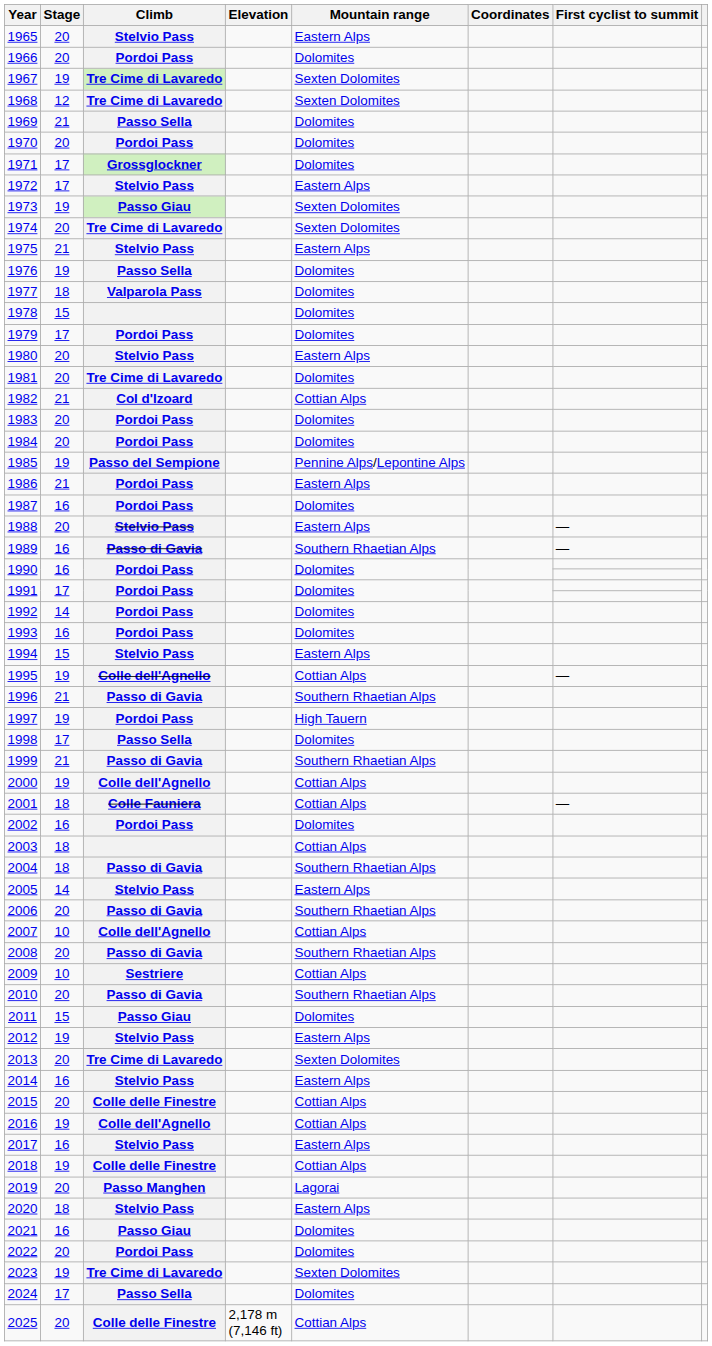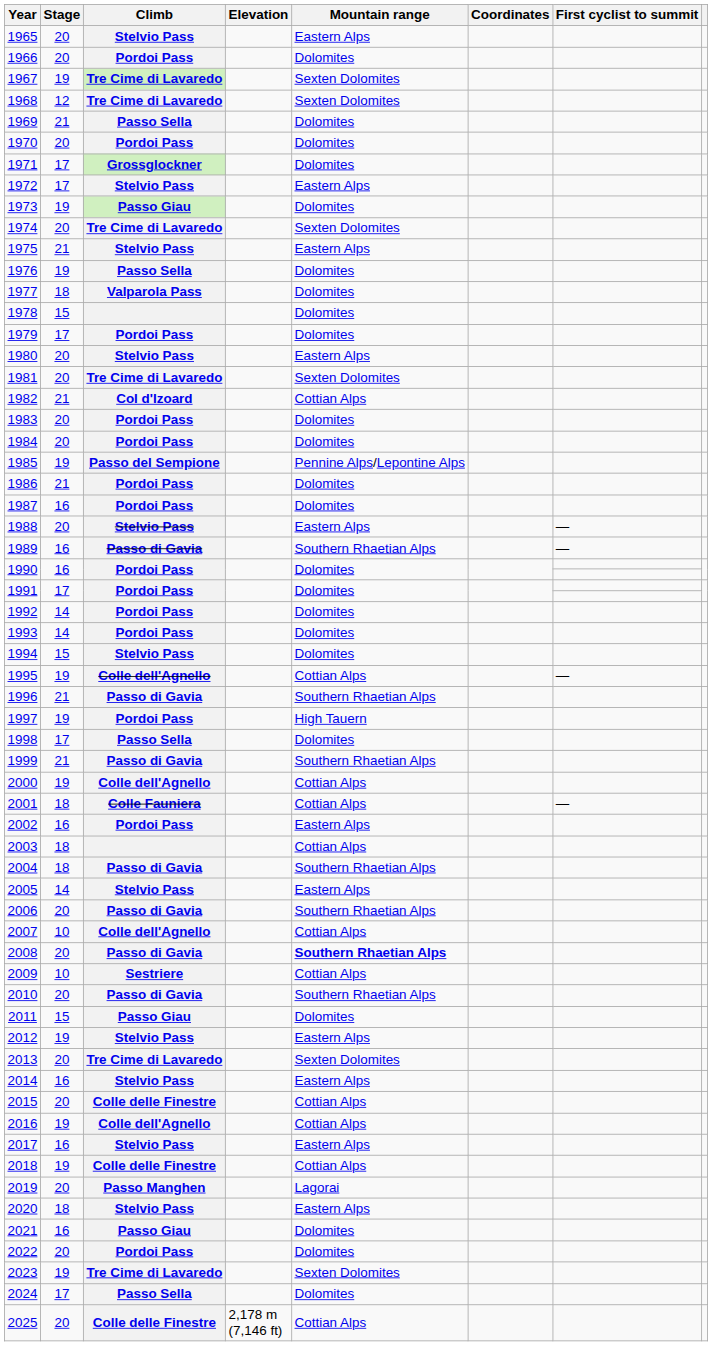(347, 206) Sexten Dolomites -> (324, 206) Dolomites
(324, 377) Dolomites -> (347, 377) Sexten Dolomites
(332, 484) Eastern Alps -> (324, 484) Dolomites
(62, 633) 16 -> (62, 633) 14
(332, 654) Eastern Alps -> (324, 654) Dolomites
(324, 825) Dolomites -> (332, 825) Eastern Alps
(365, 953) normal -> (370, 953) bold
